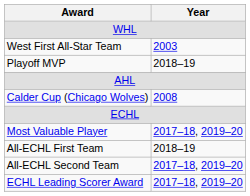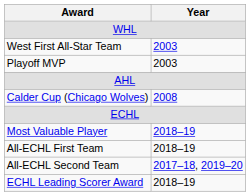(174, 64) 2018–19 -> (165, 64) 2003
(198, 132) 2017–18, 2019–20 -> (174, 132) 2018–19
(198, 183) 2017–18, 2019–20 -> (174, 183) 2018–19
